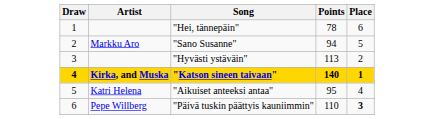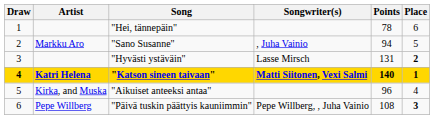+ column: (313, 12)
(331, 59) 113 -> (387, 59) 131
(361, 59) normal -> (416, 59) bold
(129, 75) Kirka, and Muska -> (63, 75) Katri Helena
(116, 91) Katri Helena -> (71, 91) Kirka, and Muska
(331, 91) 95 -> (387, 91) 96
(331, 106) 110 -> (387, 106) 108
